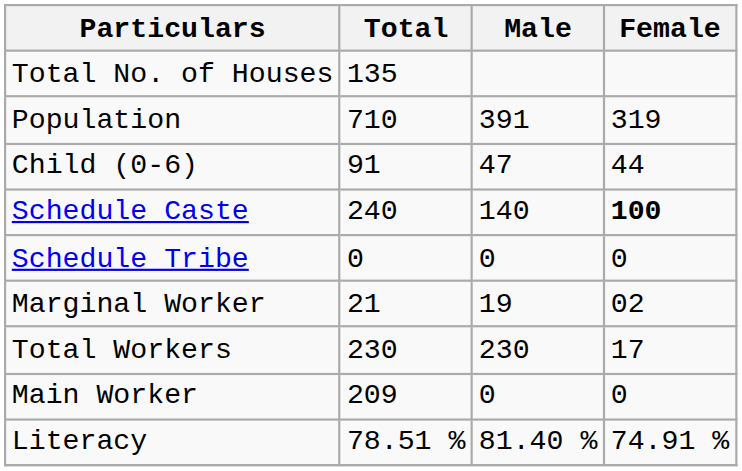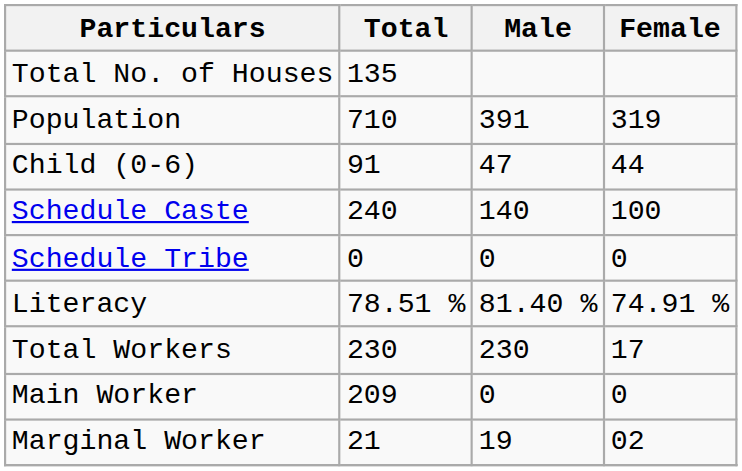(636, 212) bold -> (636, 212) normal
rows swapped: (80, 442) <-> (139, 304)
